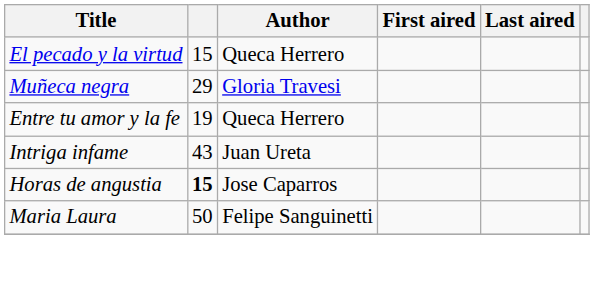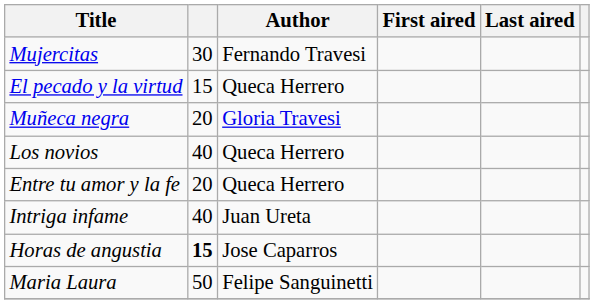+ row: (54, 53)
(202, 86) 29 -> (202, 119) 20
+ row: (54, 151)
(202, 119) 19 -> (202, 184) 20
(202, 151) 43 -> (202, 217) 40
